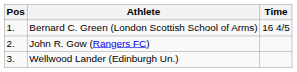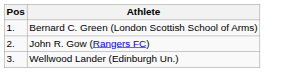- column: (276, 12)
